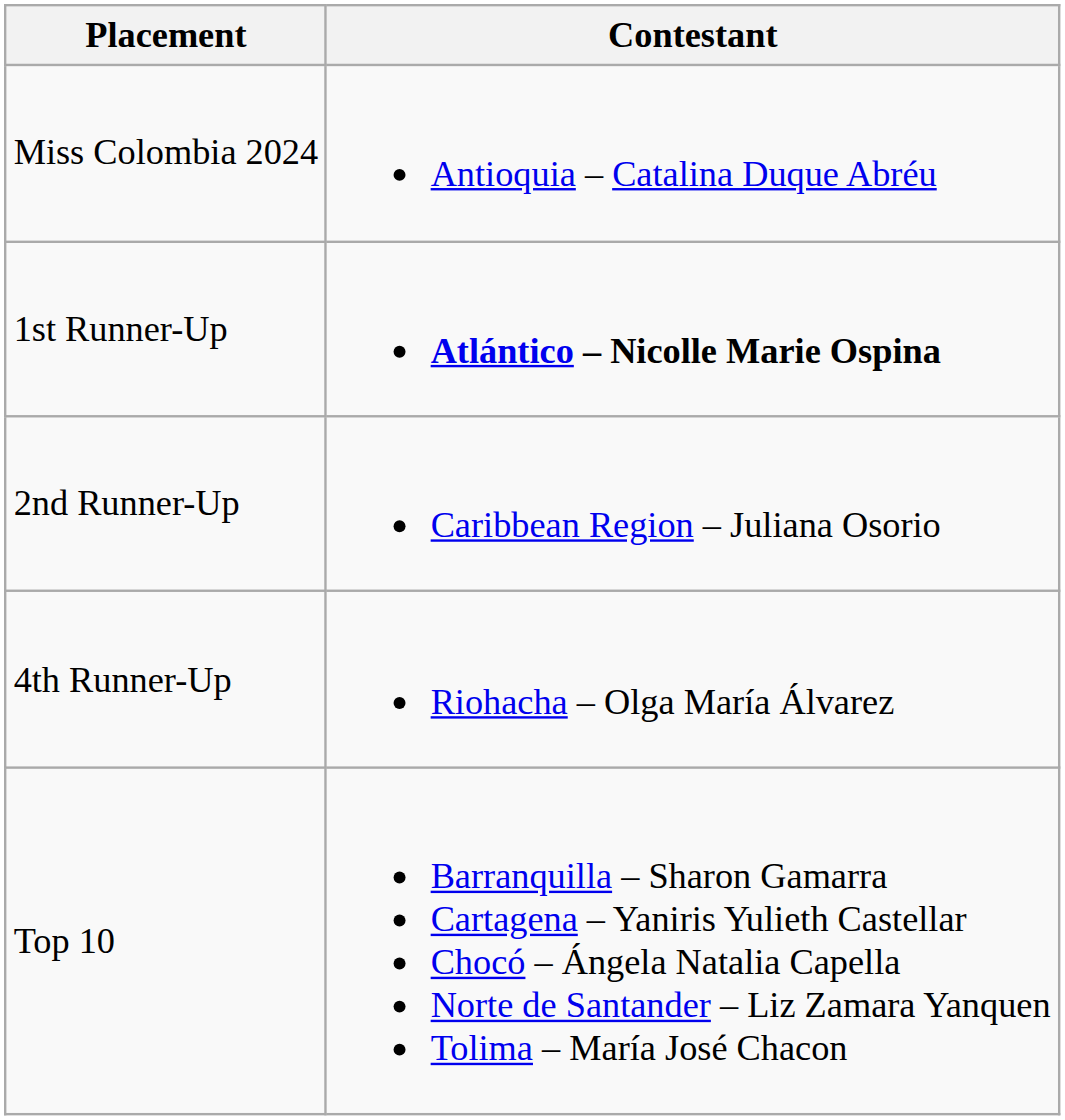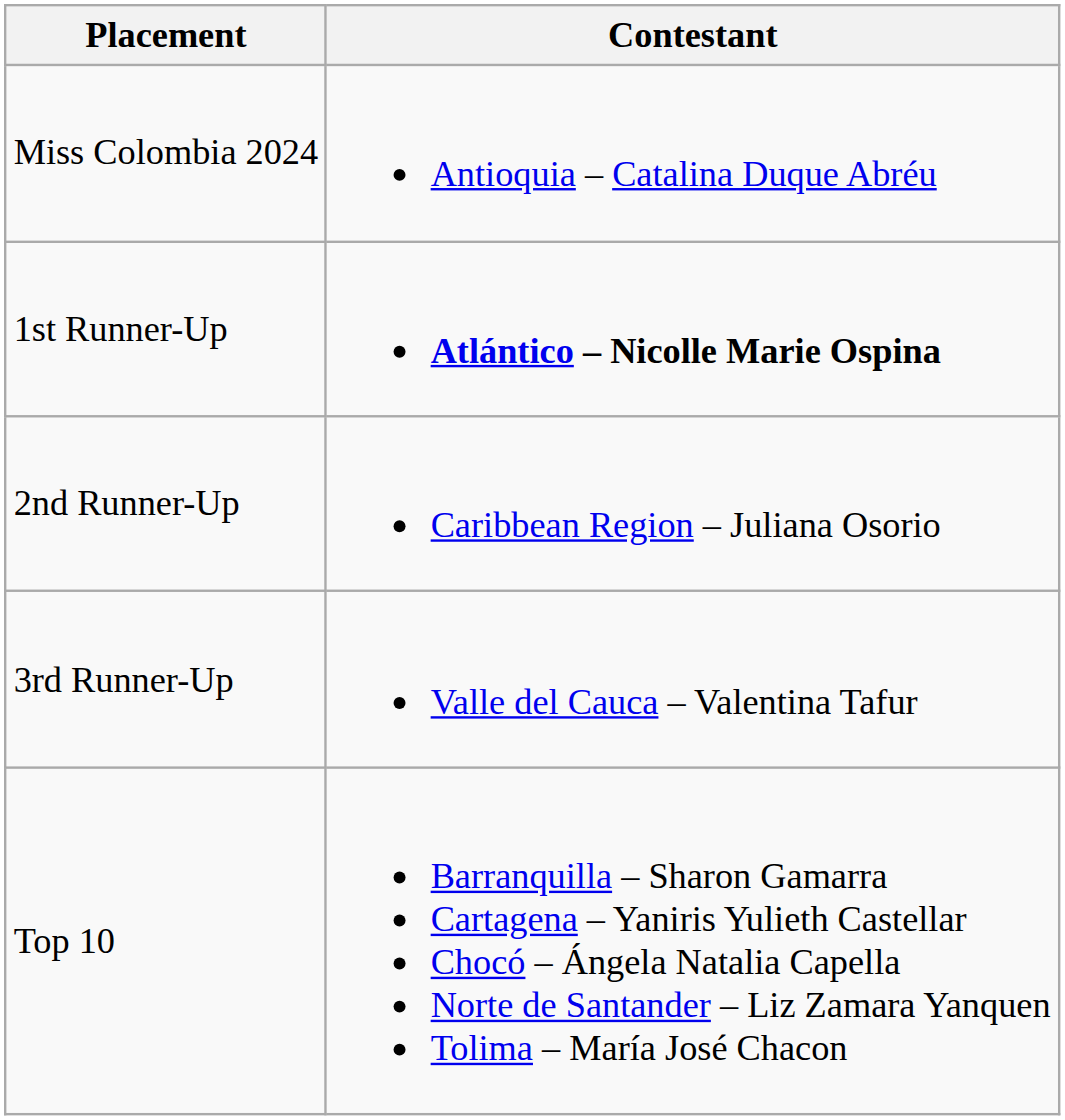+ row: (124, 678)
- row: (123, 678)
